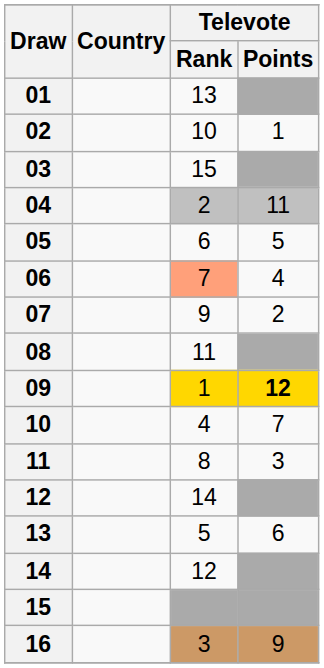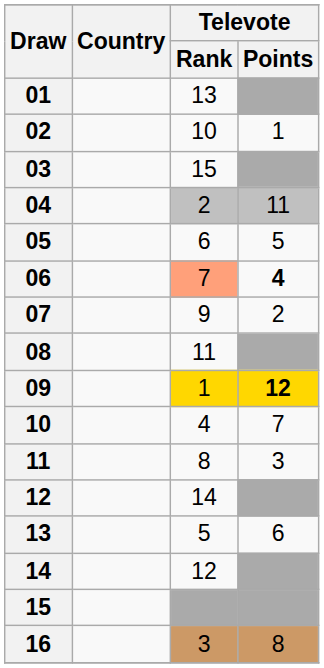(278, 278) normal -> (278, 278) bold
(278, 643) 9 -> (278, 643) 8
